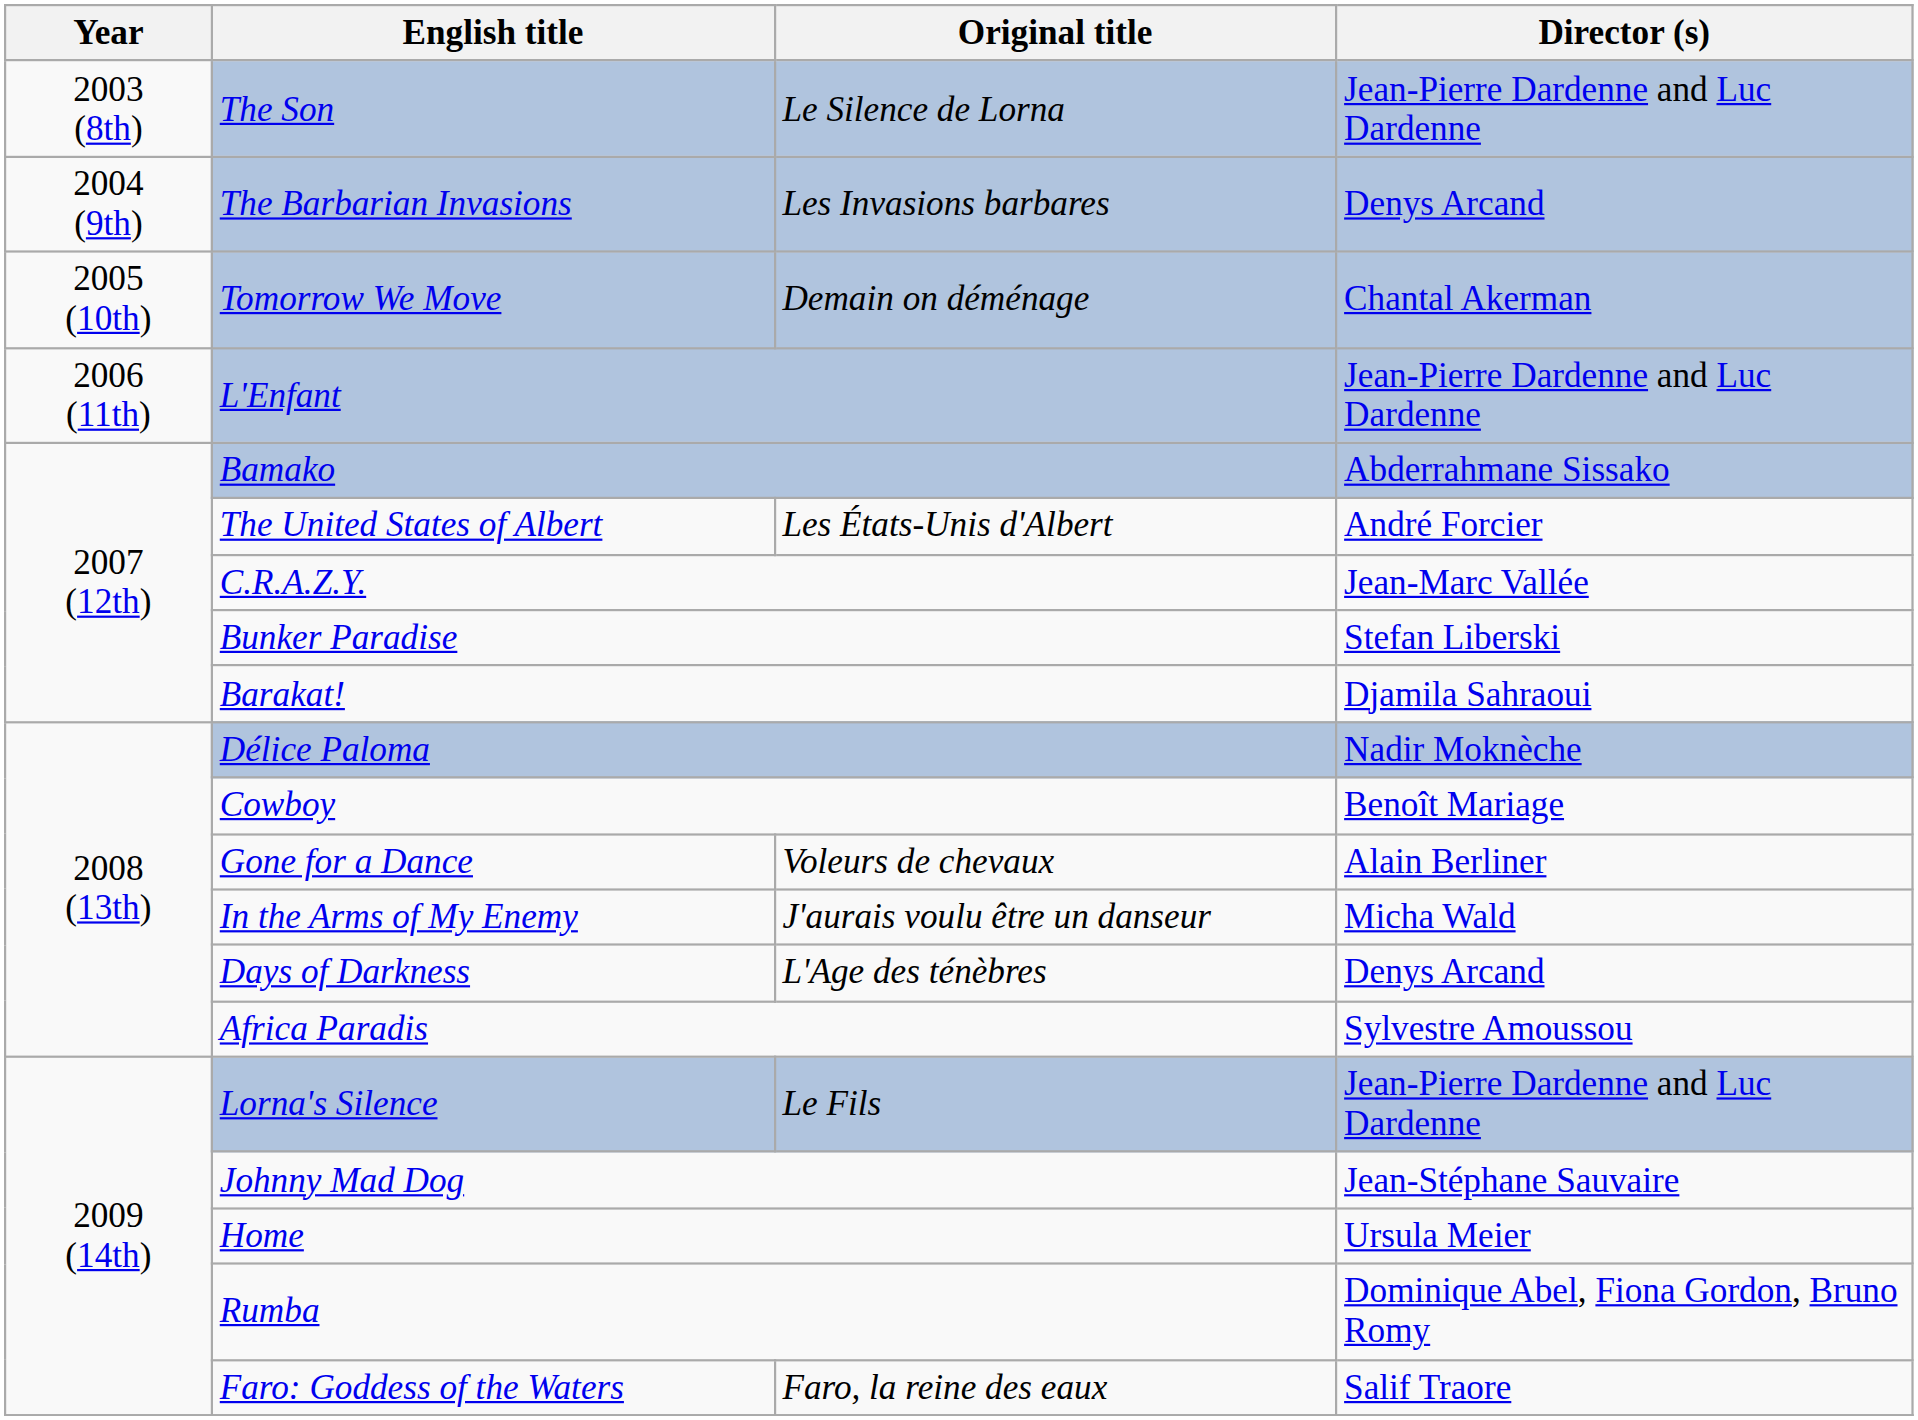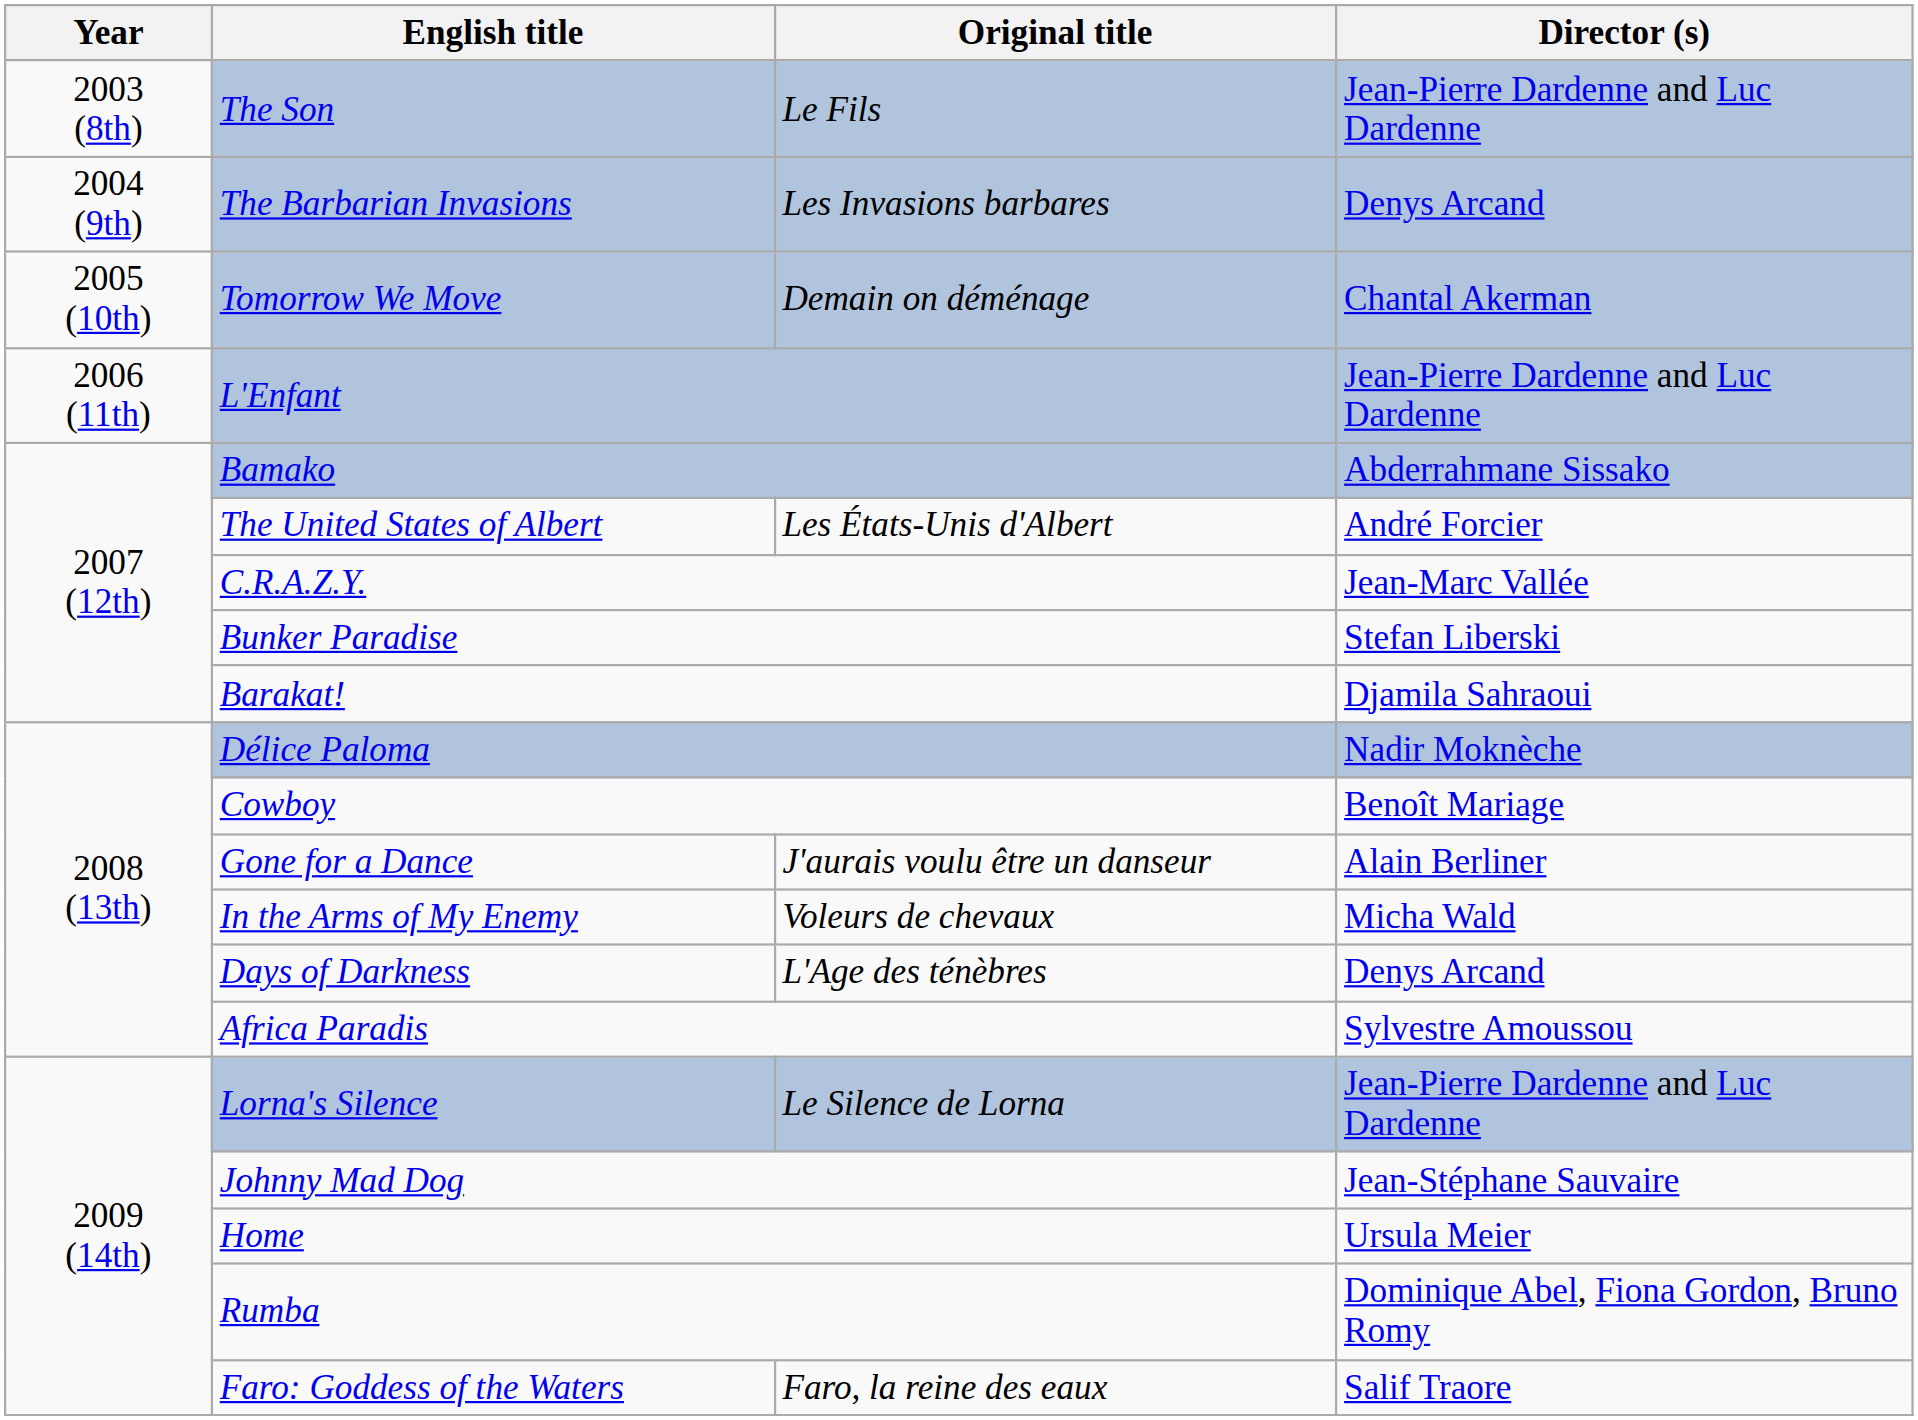(924, 108) Le Silence de Lorna -> (832, 108) Le Fils
(918, 860) Voleurs de chevaux -> (997, 860) J'aurais voulu être un danseur
(997, 916) J'aurais voulu être un danseur -> (918, 916) Voleurs de chevaux
(832, 1103) Le Fils -> (924, 1103) Le Silence de Lorna
